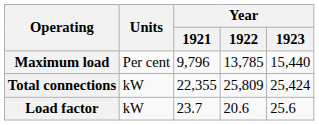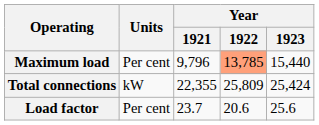(244, 62) no background -> (244, 62) lightsalmon background
(133, 108) kW -> (146, 108) Per cent
